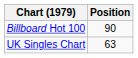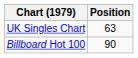rows swapped: (46, 28) <-> (46, 45)
